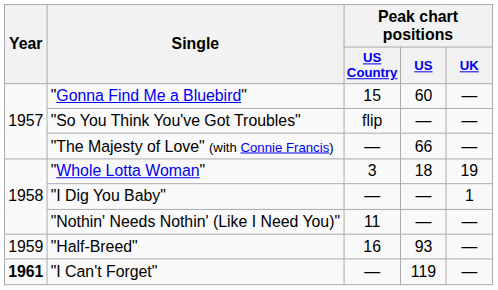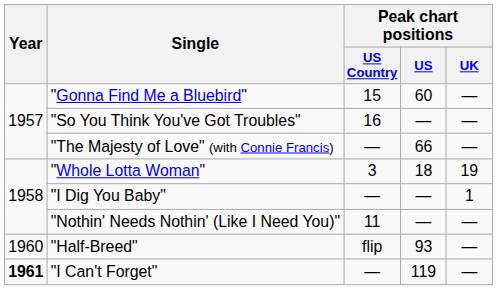(372, 121) flip -> (372, 121) 16
(26, 246) 1959 -> (26, 246) 1960
(372, 246) 16 -> (372, 246) flip
